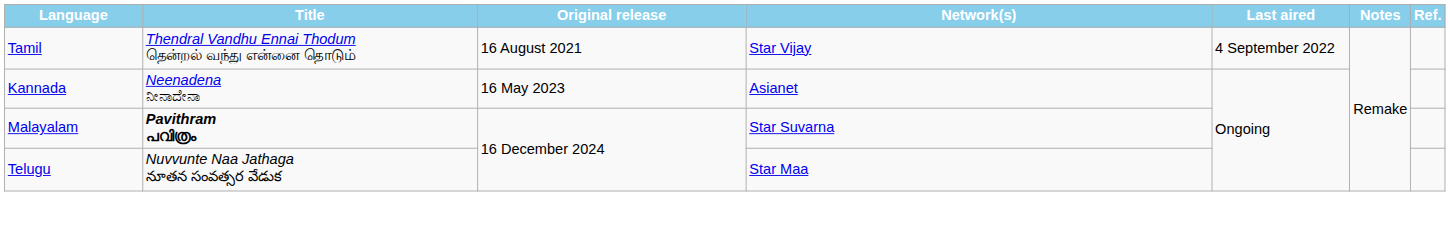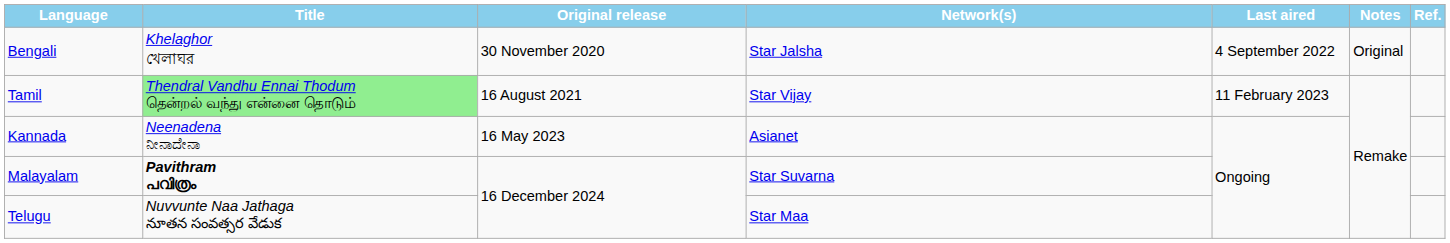+ row: (32, 51)
(251, 47) no background -> (251, 94) lightgreen background
(1275, 48) 4 September 2022 -> (1272, 95) 11 February 2023
